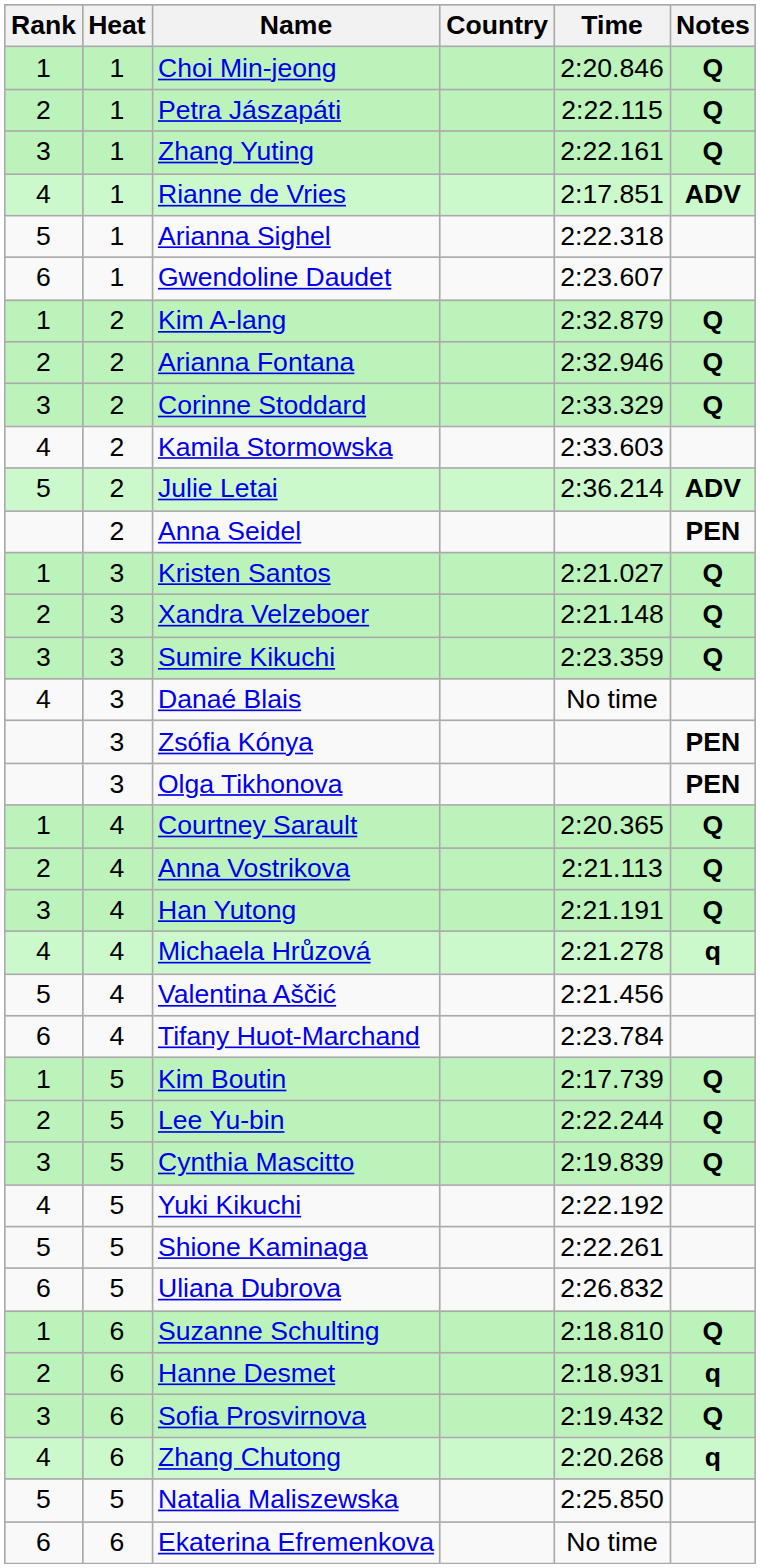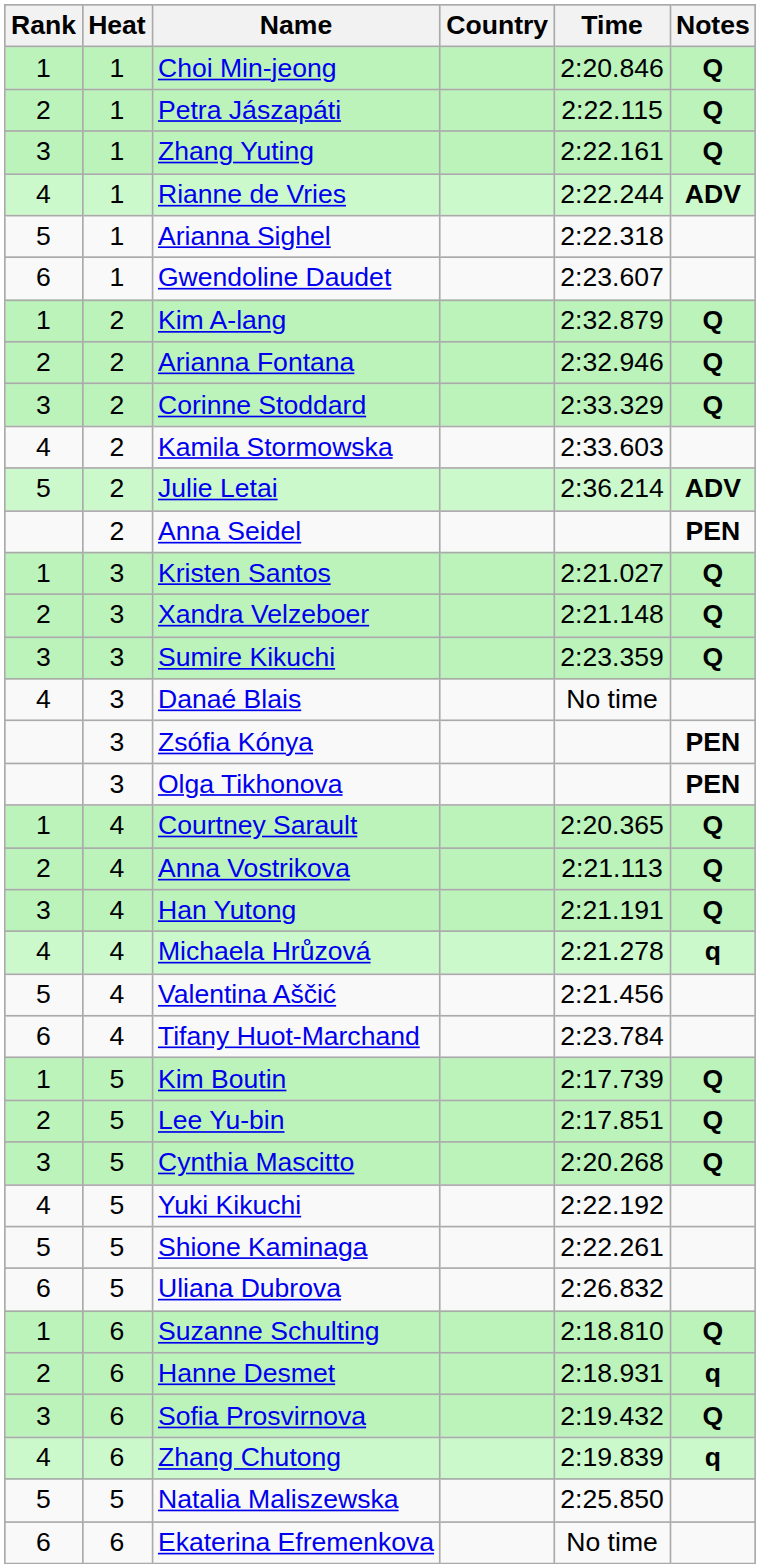(612, 194) 2:17.851 -> (612, 194) 2:22.244
(612, 1120) 2:22.244 -> (612, 1120) 2:17.851
(612, 1162) 2:19.839 -> (612, 1162) 2:20.268
(612, 1457) 2:20.268 -> (612, 1457) 2:19.839
